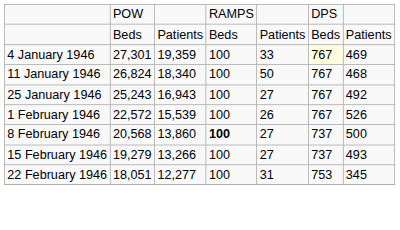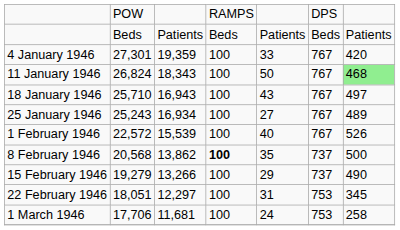(322, 54) lightyellow background -> (322, 54) no background
(356, 54) 469 -> (356, 54) 420
(177, 74) 18,340 -> (177, 74) 18,343
(356, 74) no background -> (356, 74) lightgreen background
+ row: (54, 94)
(177, 94) 16,943 -> (177, 114) 16,934
(356, 94) 492 -> (356, 114) 489
(267, 114) 26 -> (267, 134) 40
(177, 134) 13,860 -> (177, 154) 13,862
(267, 134) 27 -> (267, 154) 35
(267, 154) 27 -> (267, 174) 29
(356, 154) 493 -> (356, 174) 490
(177, 174) 12,277 -> (177, 194) 12,297
+ row: (46, 214)
